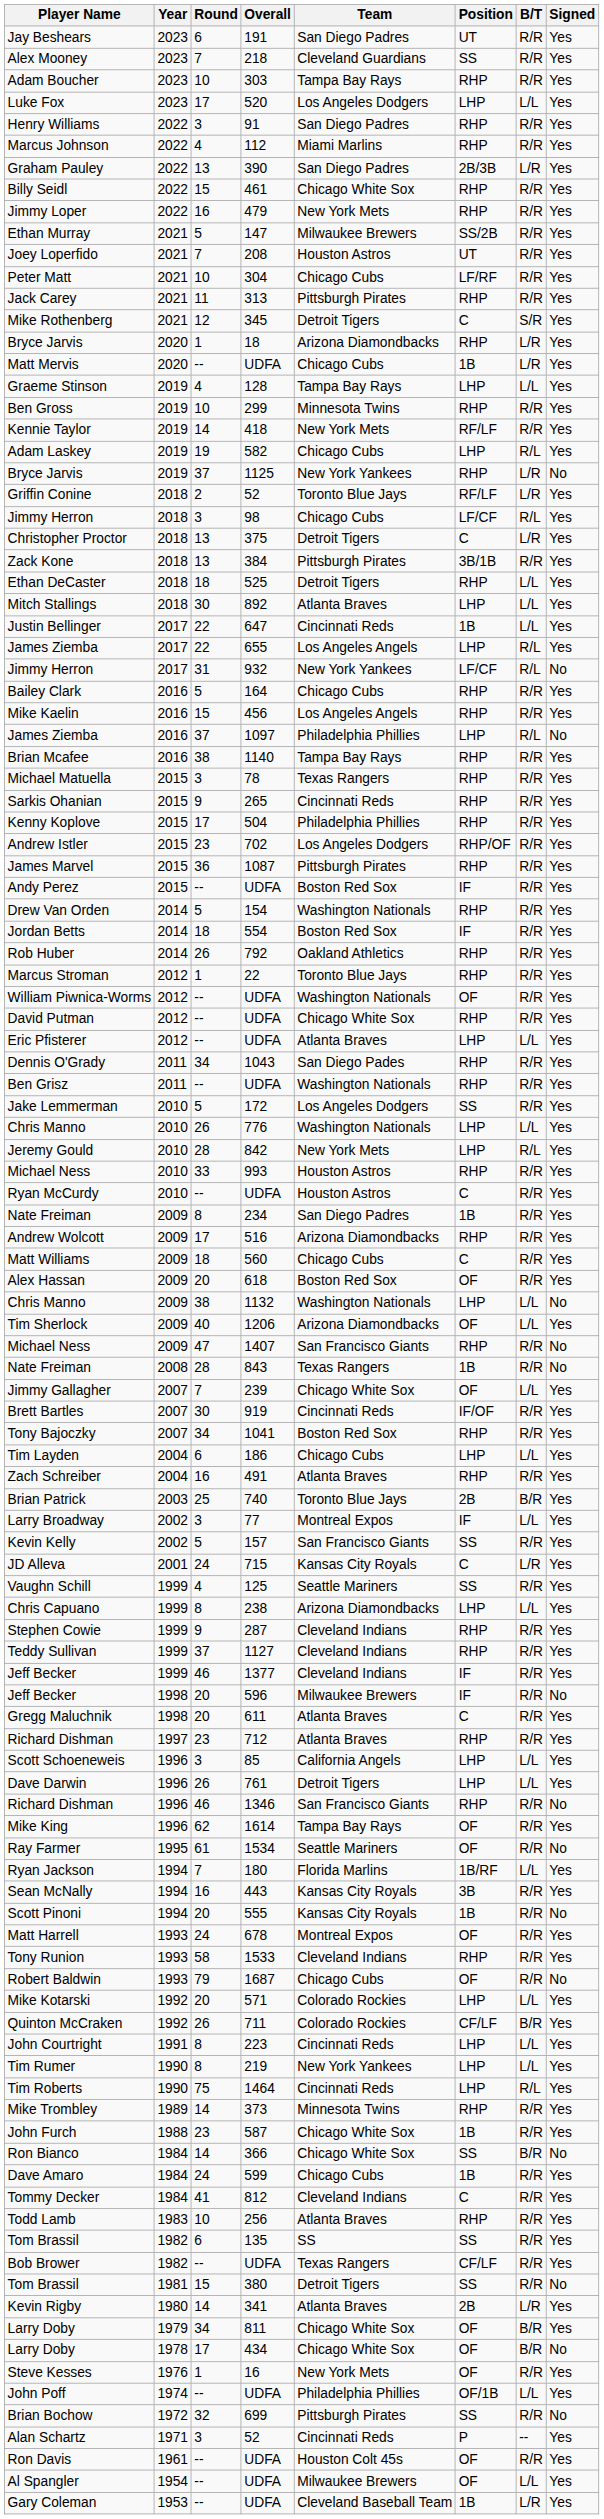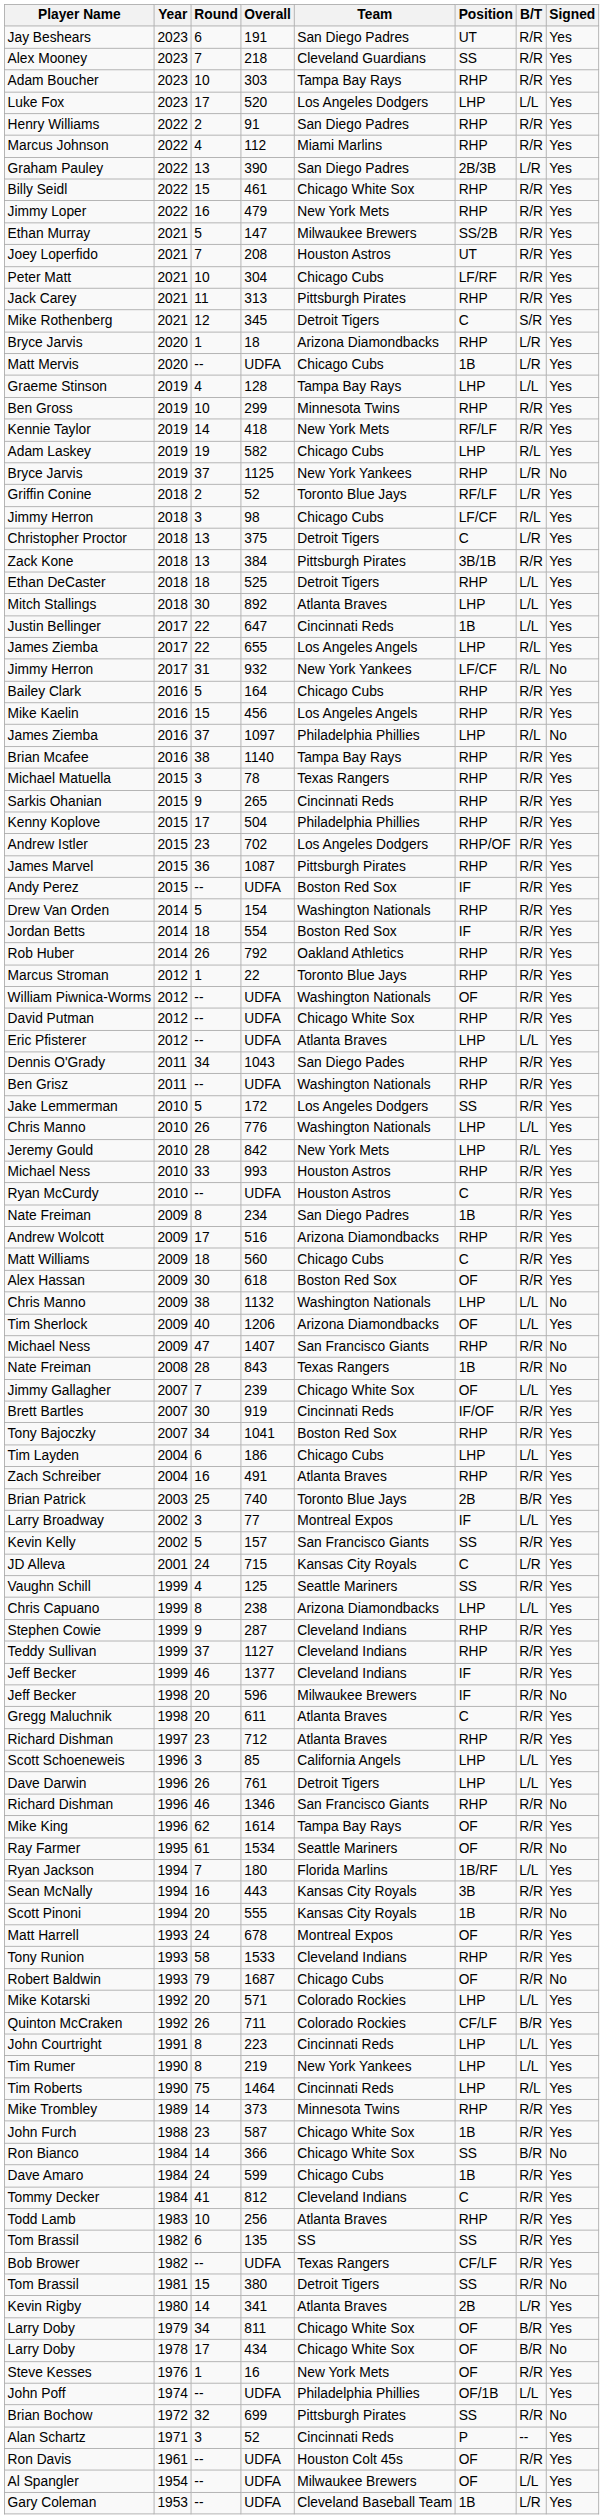(198, 124) 3 -> (198, 124) 2
(202, 1281) 20 -> (202, 1281) 30
